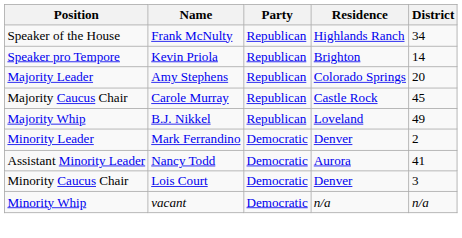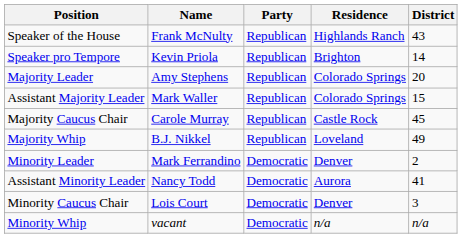(419, 35) 34 -> (419, 35) 43
+ row: (76, 98)
